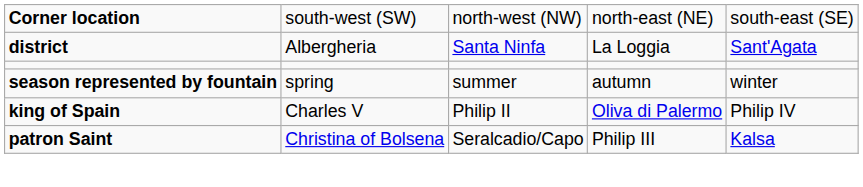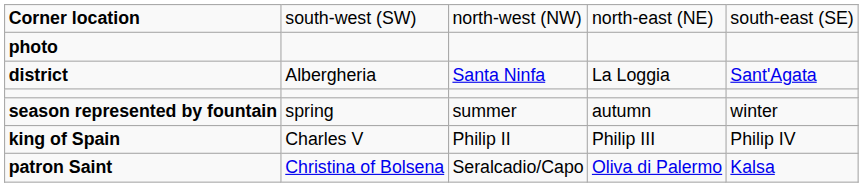+ row: (33, 46)
(657, 111) Oliva di Palermo -> (623, 139) Philip III
(623, 139) Philip III -> (657, 167) Oliva di Palermo
